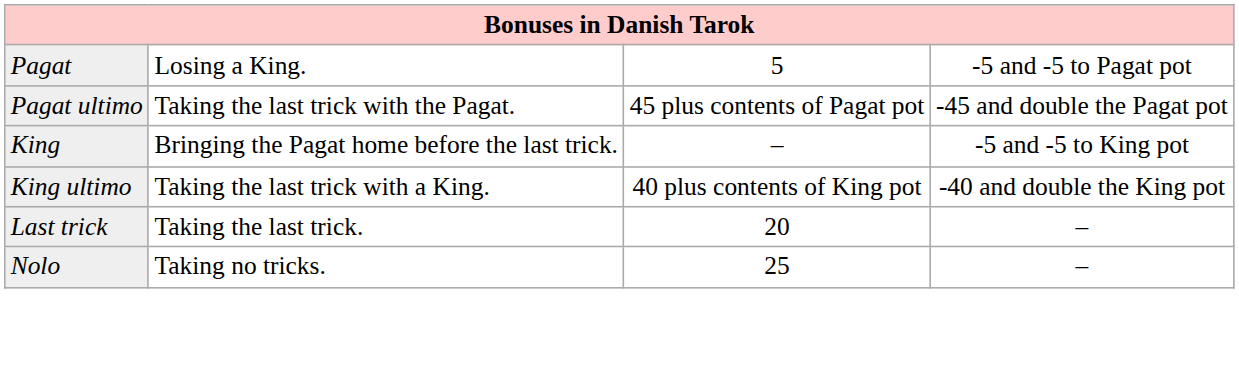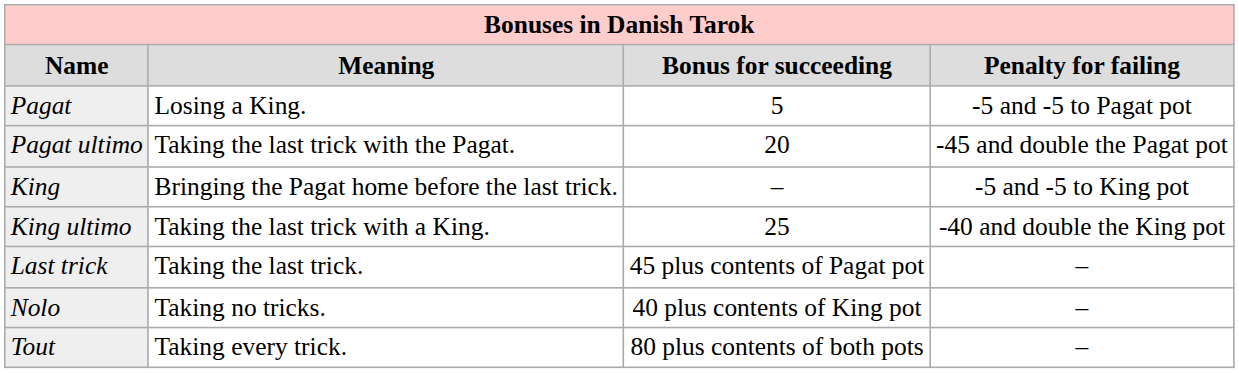+ row: (77, 65)
(777, 105) 45 plus contents of Pagat pot -> (777, 145) 20
(777, 186) 40 plus contents of King pot -> (777, 226) 25
(777, 226) 20 -> (777, 266) 45 plus contents of Pagat pot
(777, 266) 25 -> (777, 307) 40 plus contents of King pot
+ row: (33, 347)
